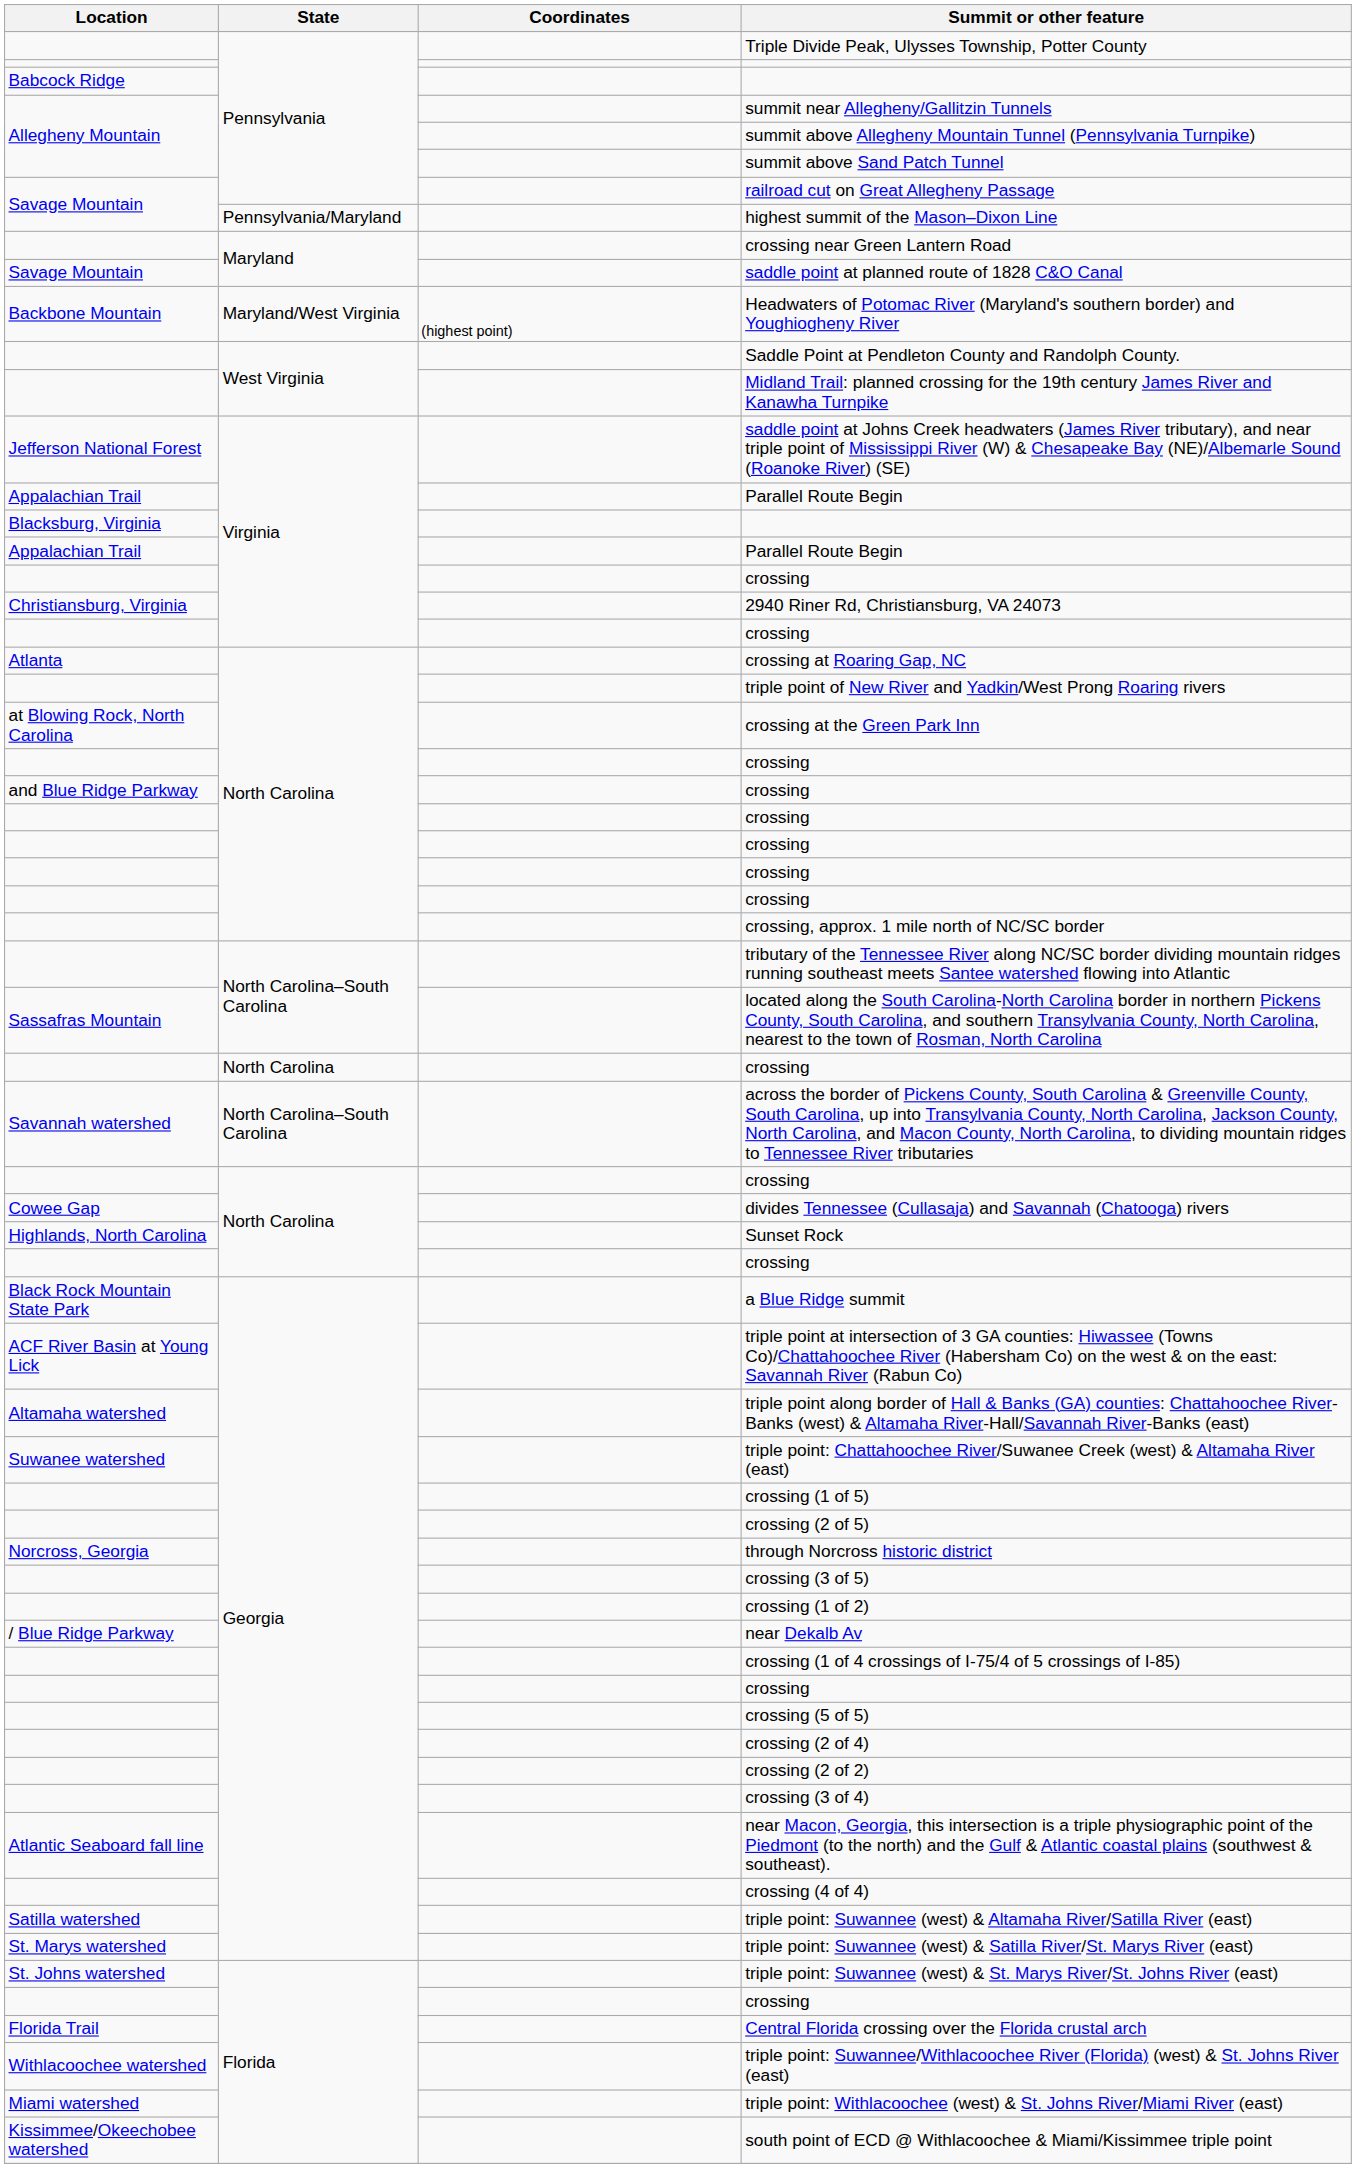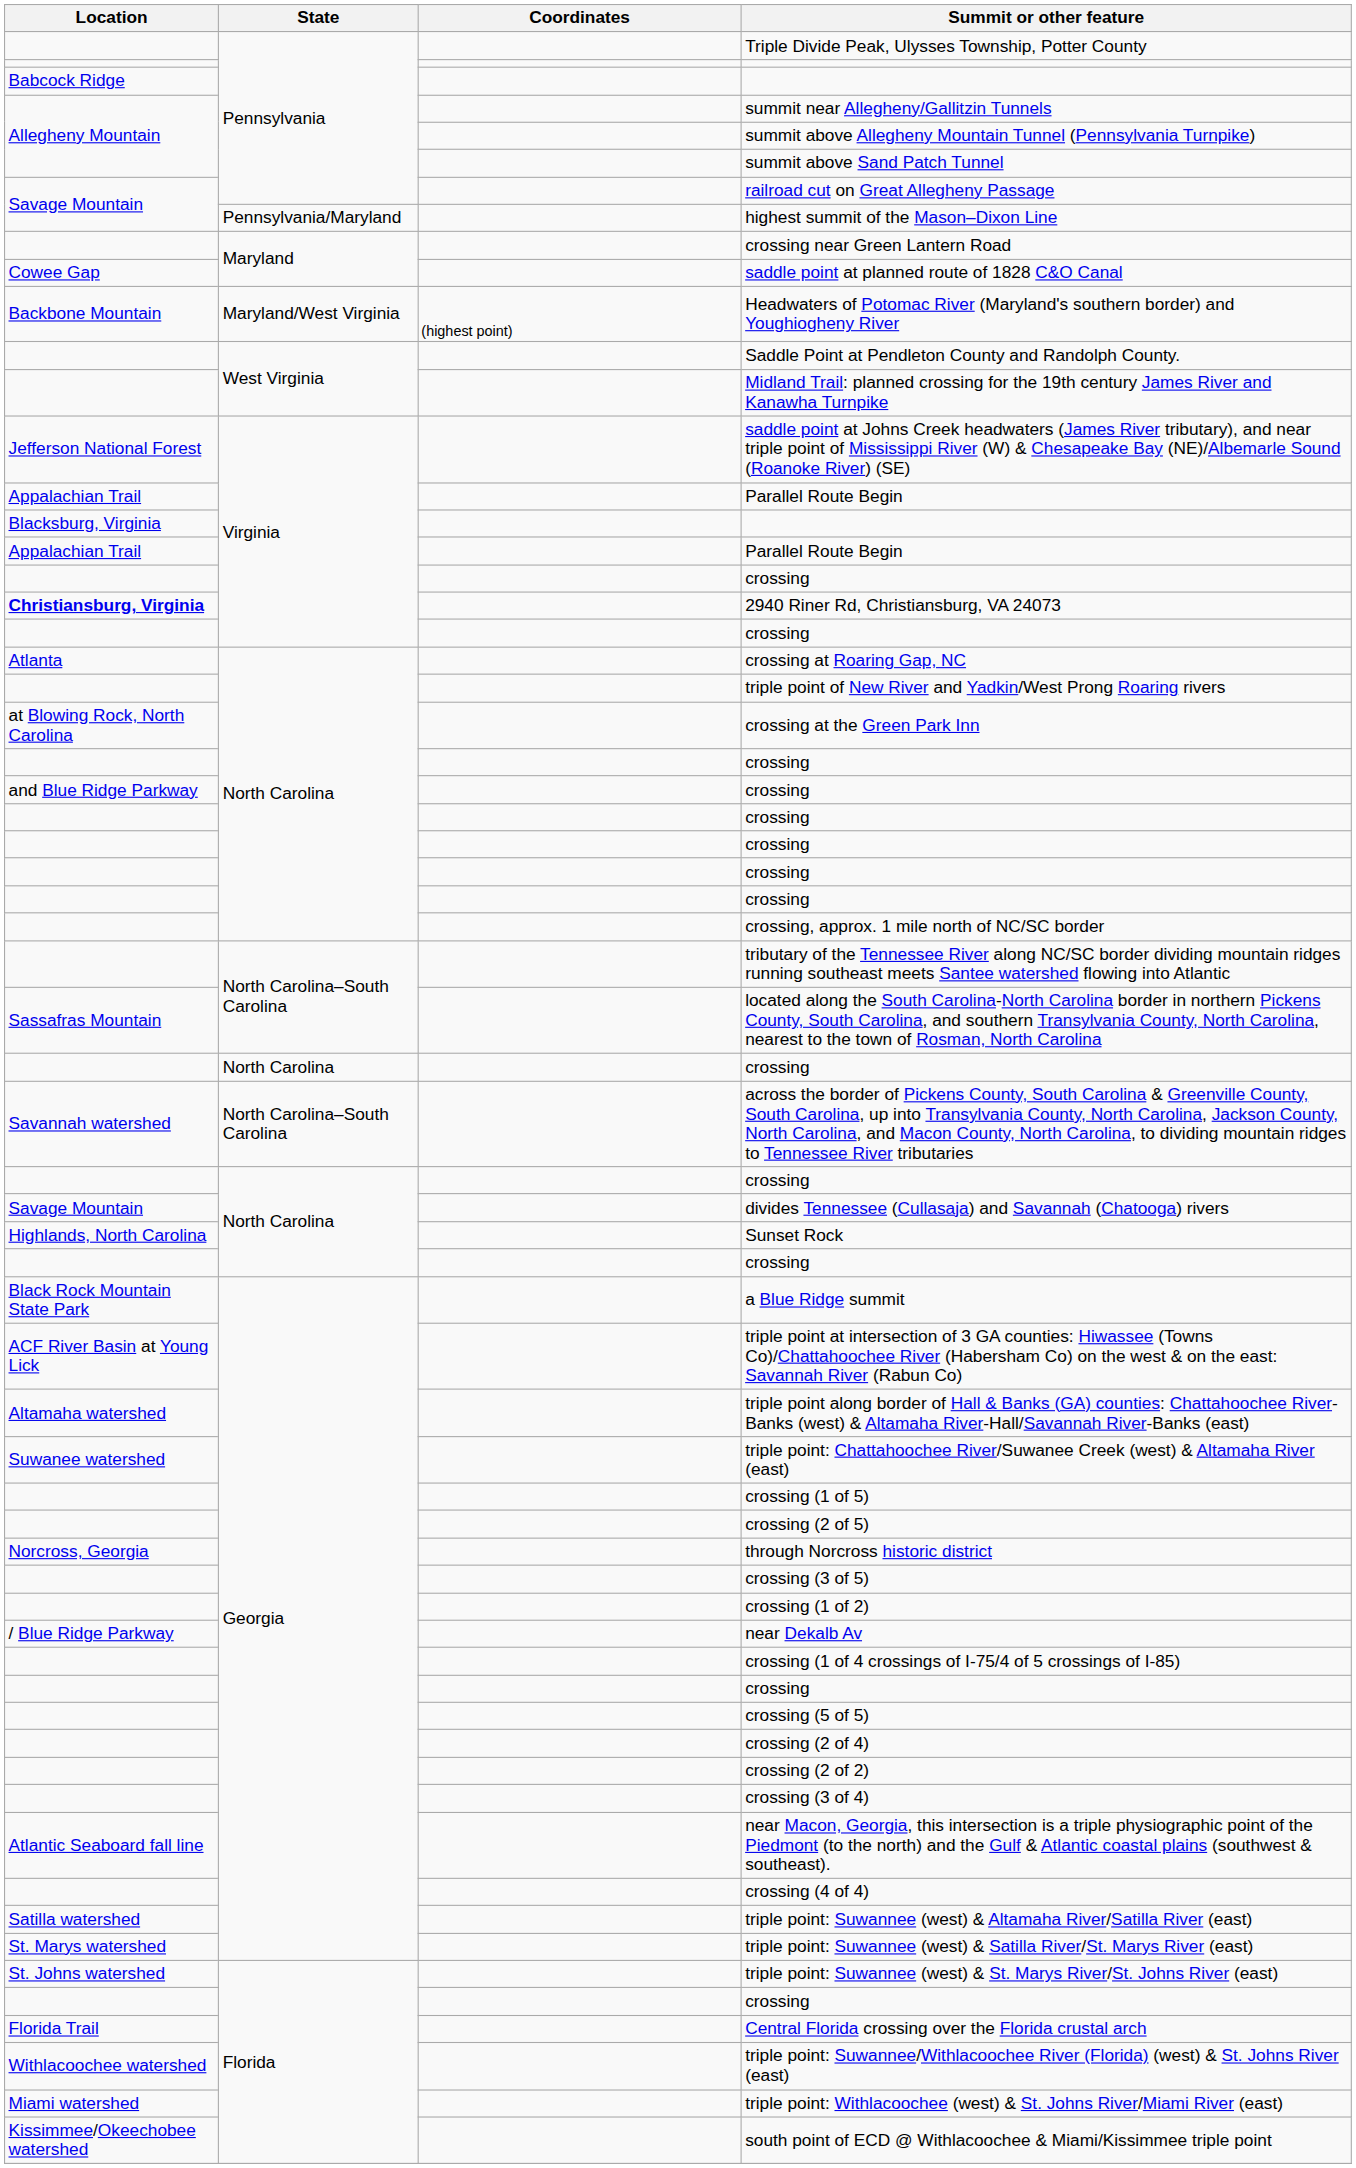(76, 272) Savage Mountain -> (54, 272) Cowee Gap
(98, 605) normal -> (106, 605) bold
(54, 1207) Cowee Gap -> (76, 1207) Savage Mountain
